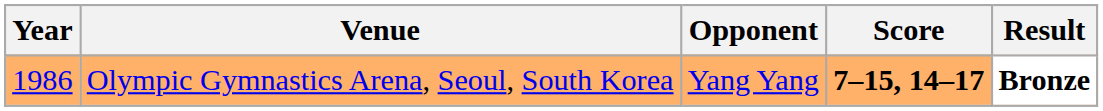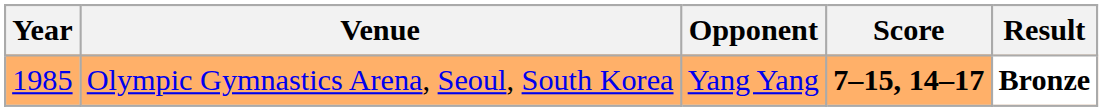(42, 79) 1986 -> (42, 79) 1985
